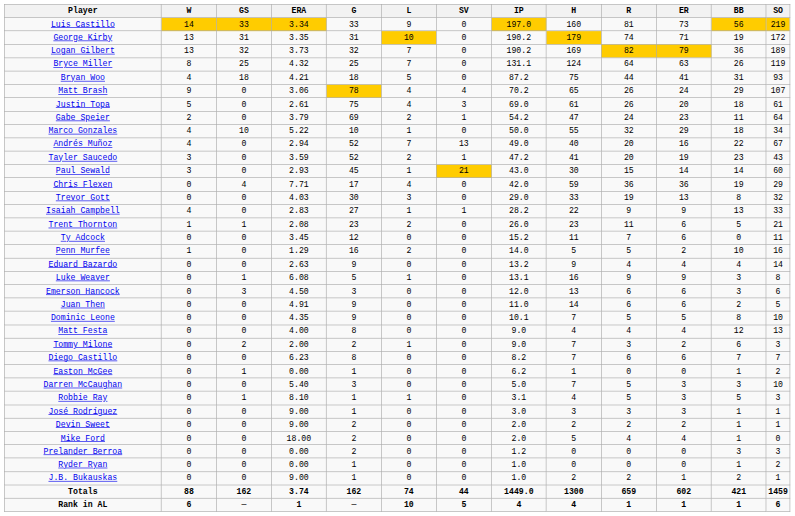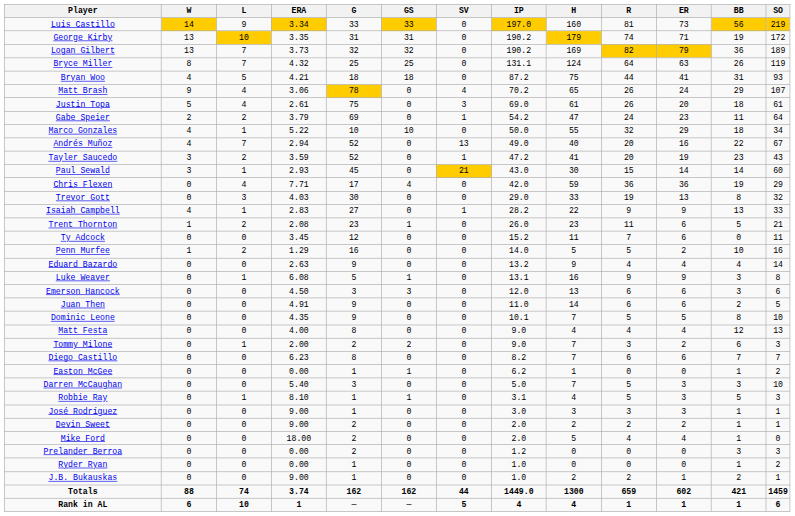columns swapped: (409, 11) <-> (244, 11)
